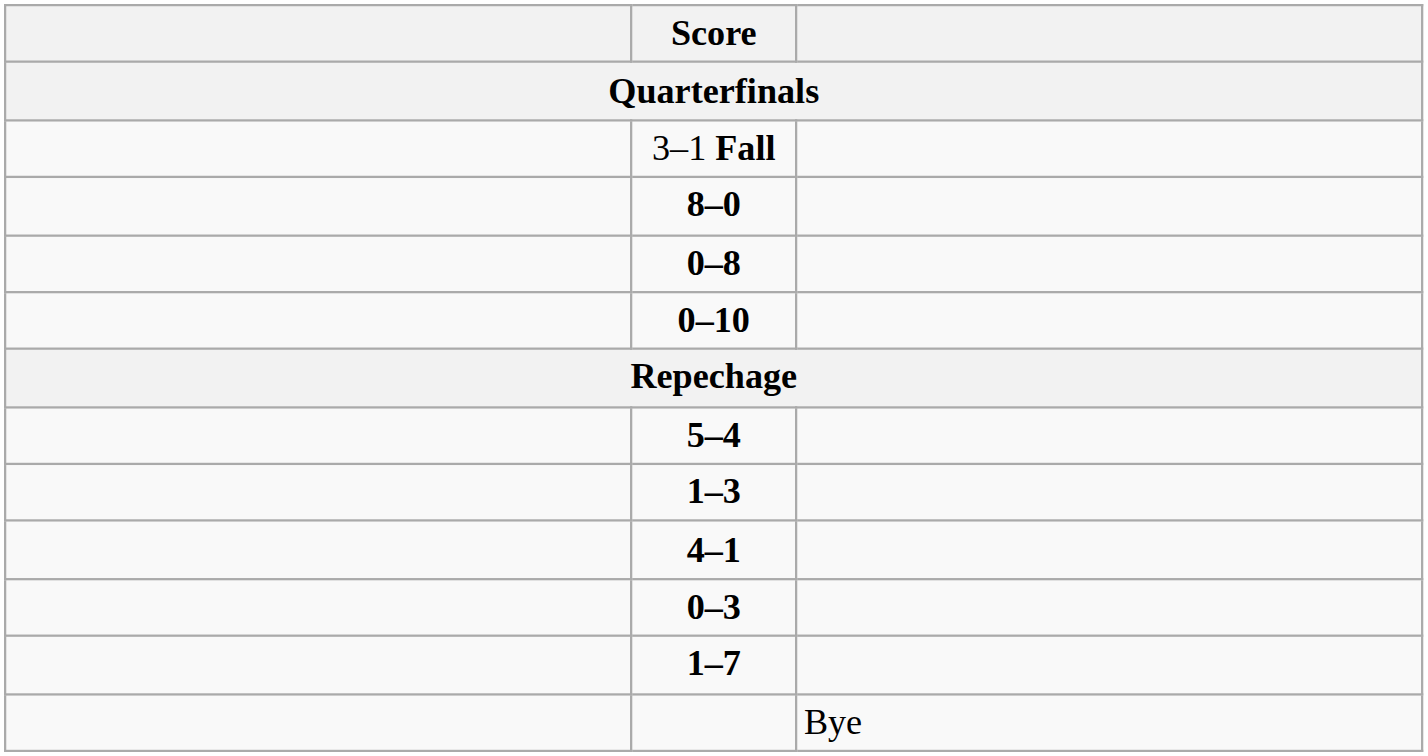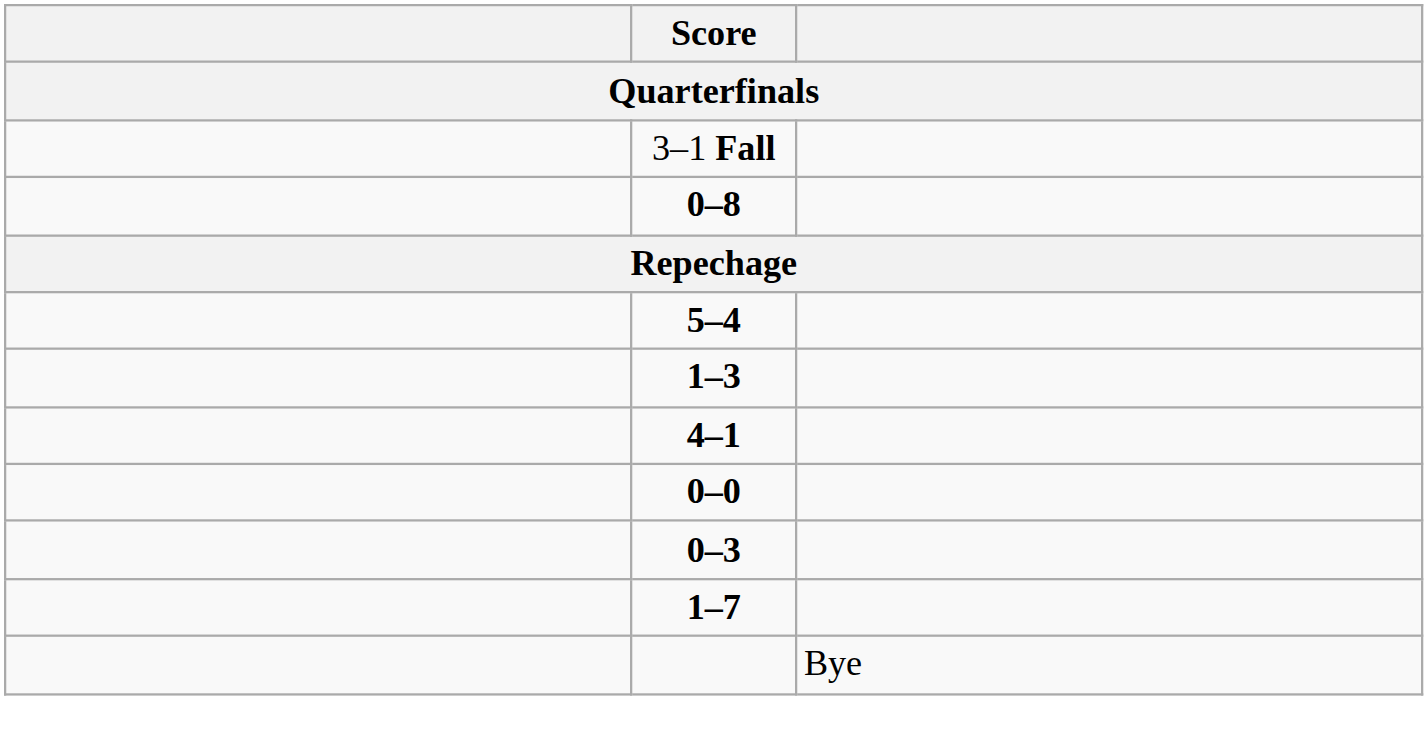- row: (714, 205)
- row: (714, 319)
+ row: (714, 491)
